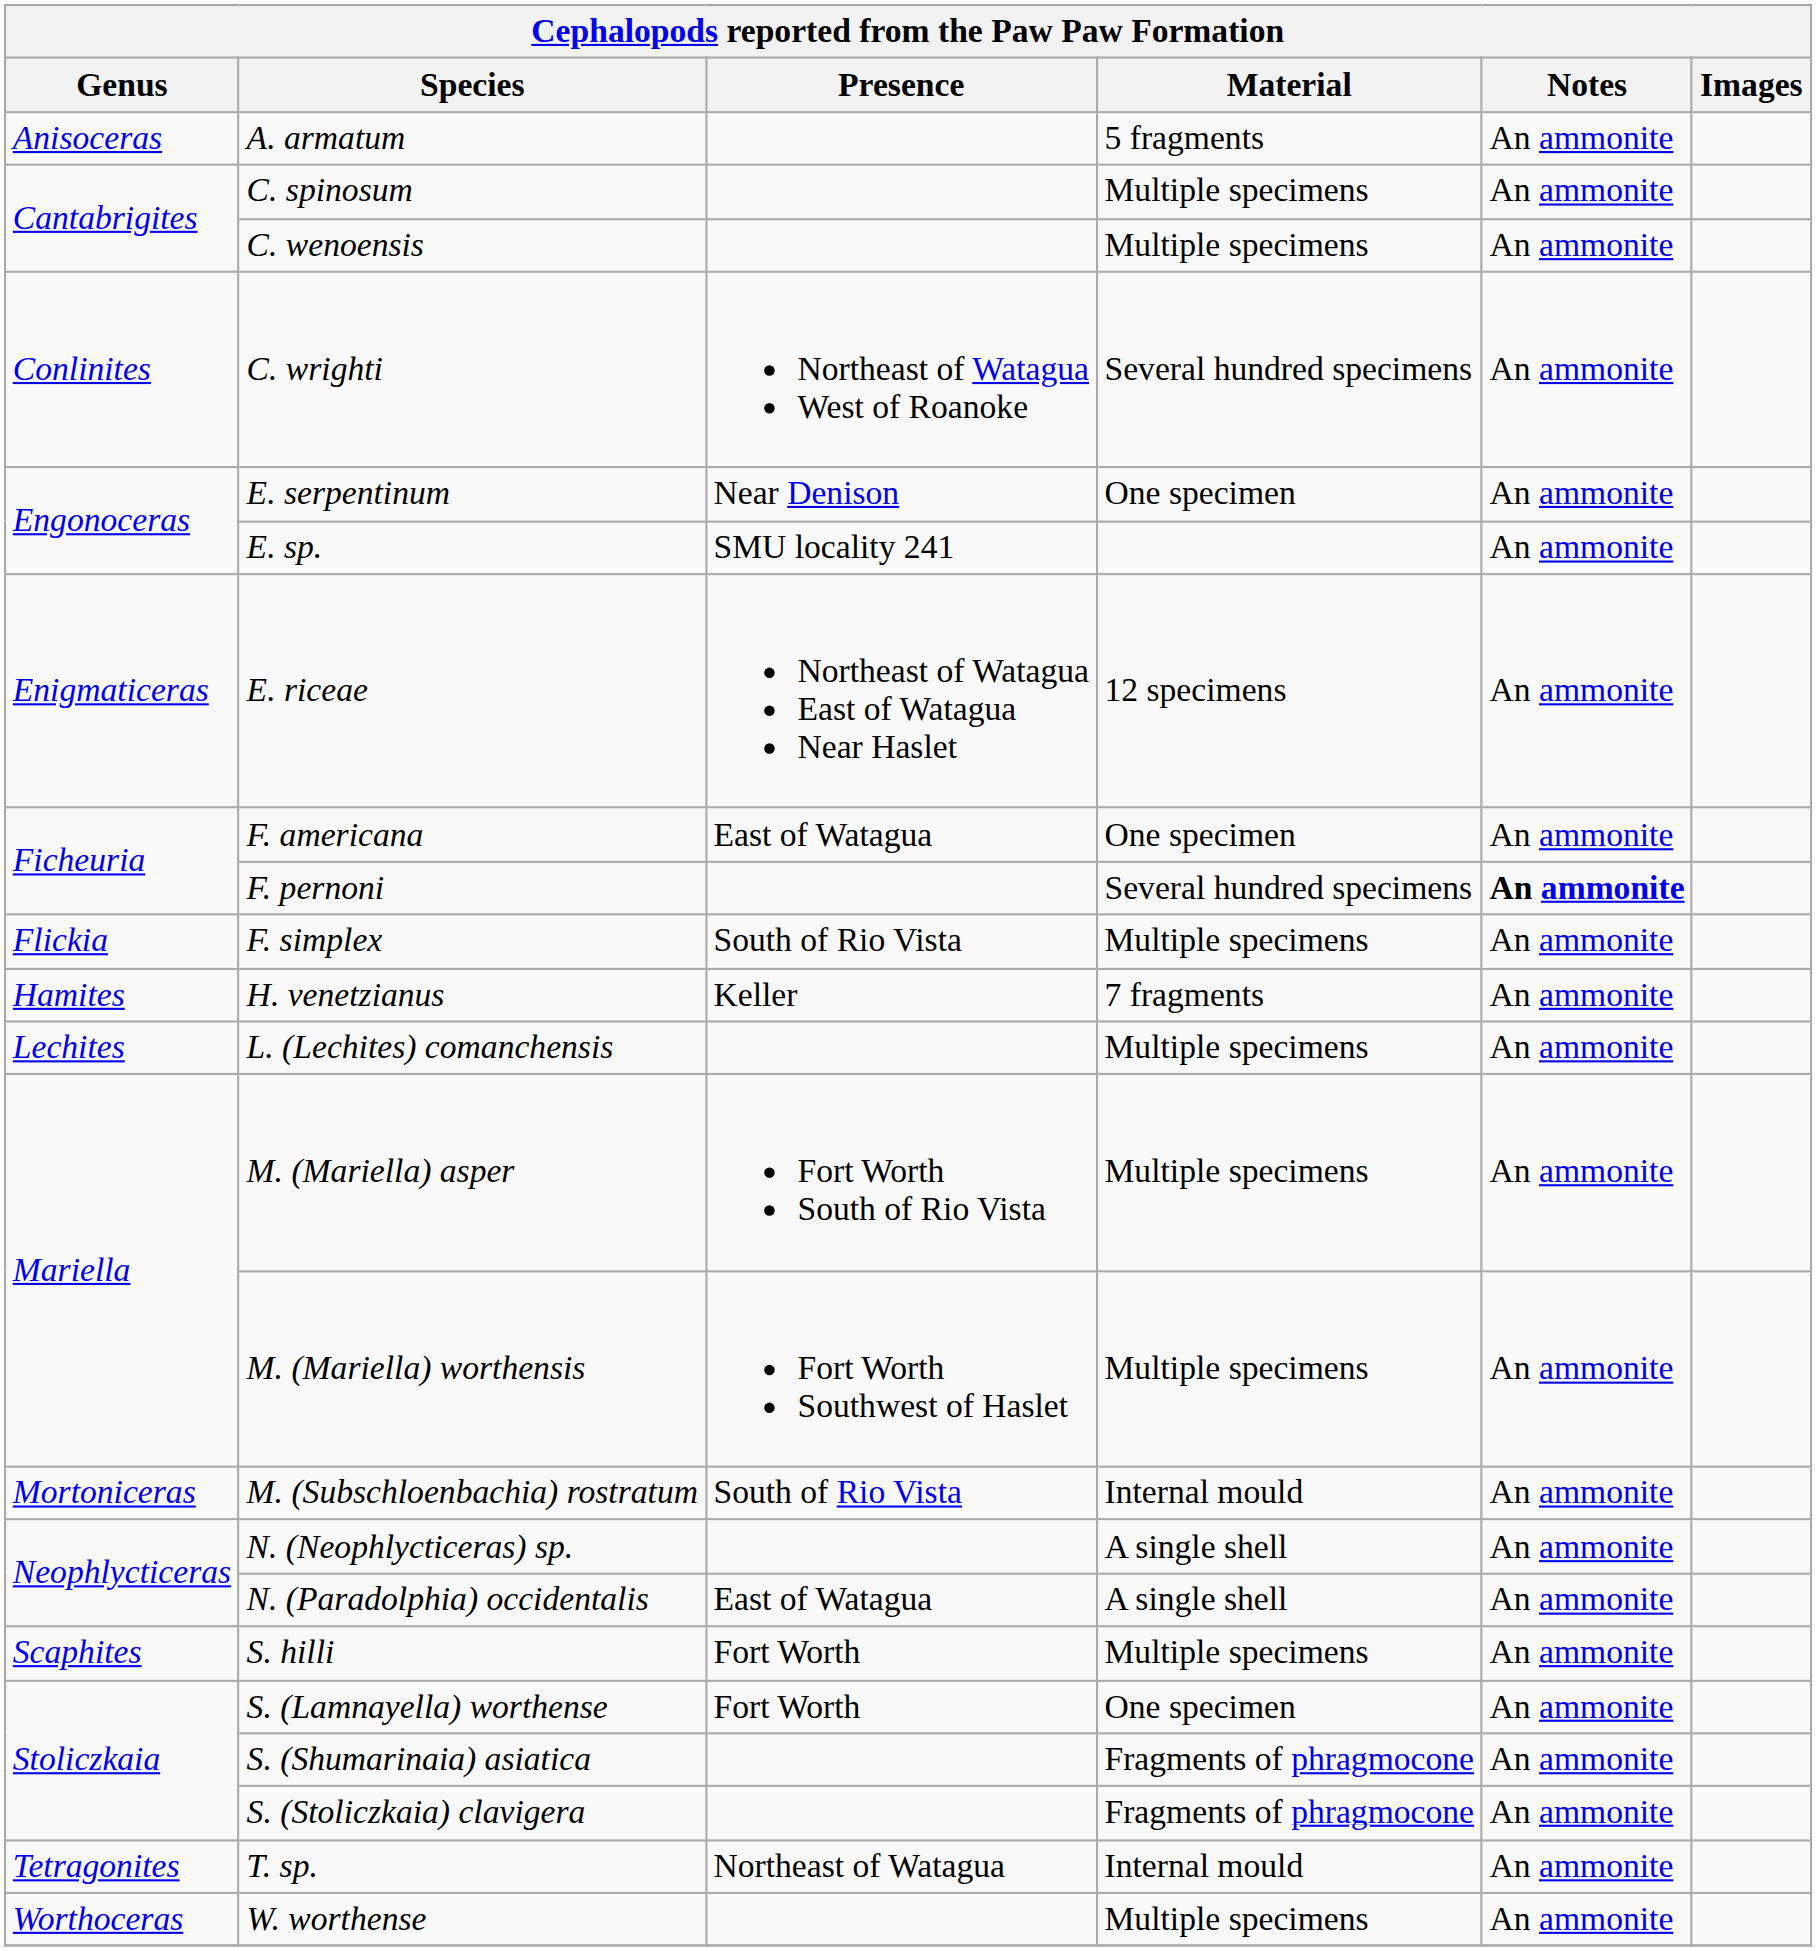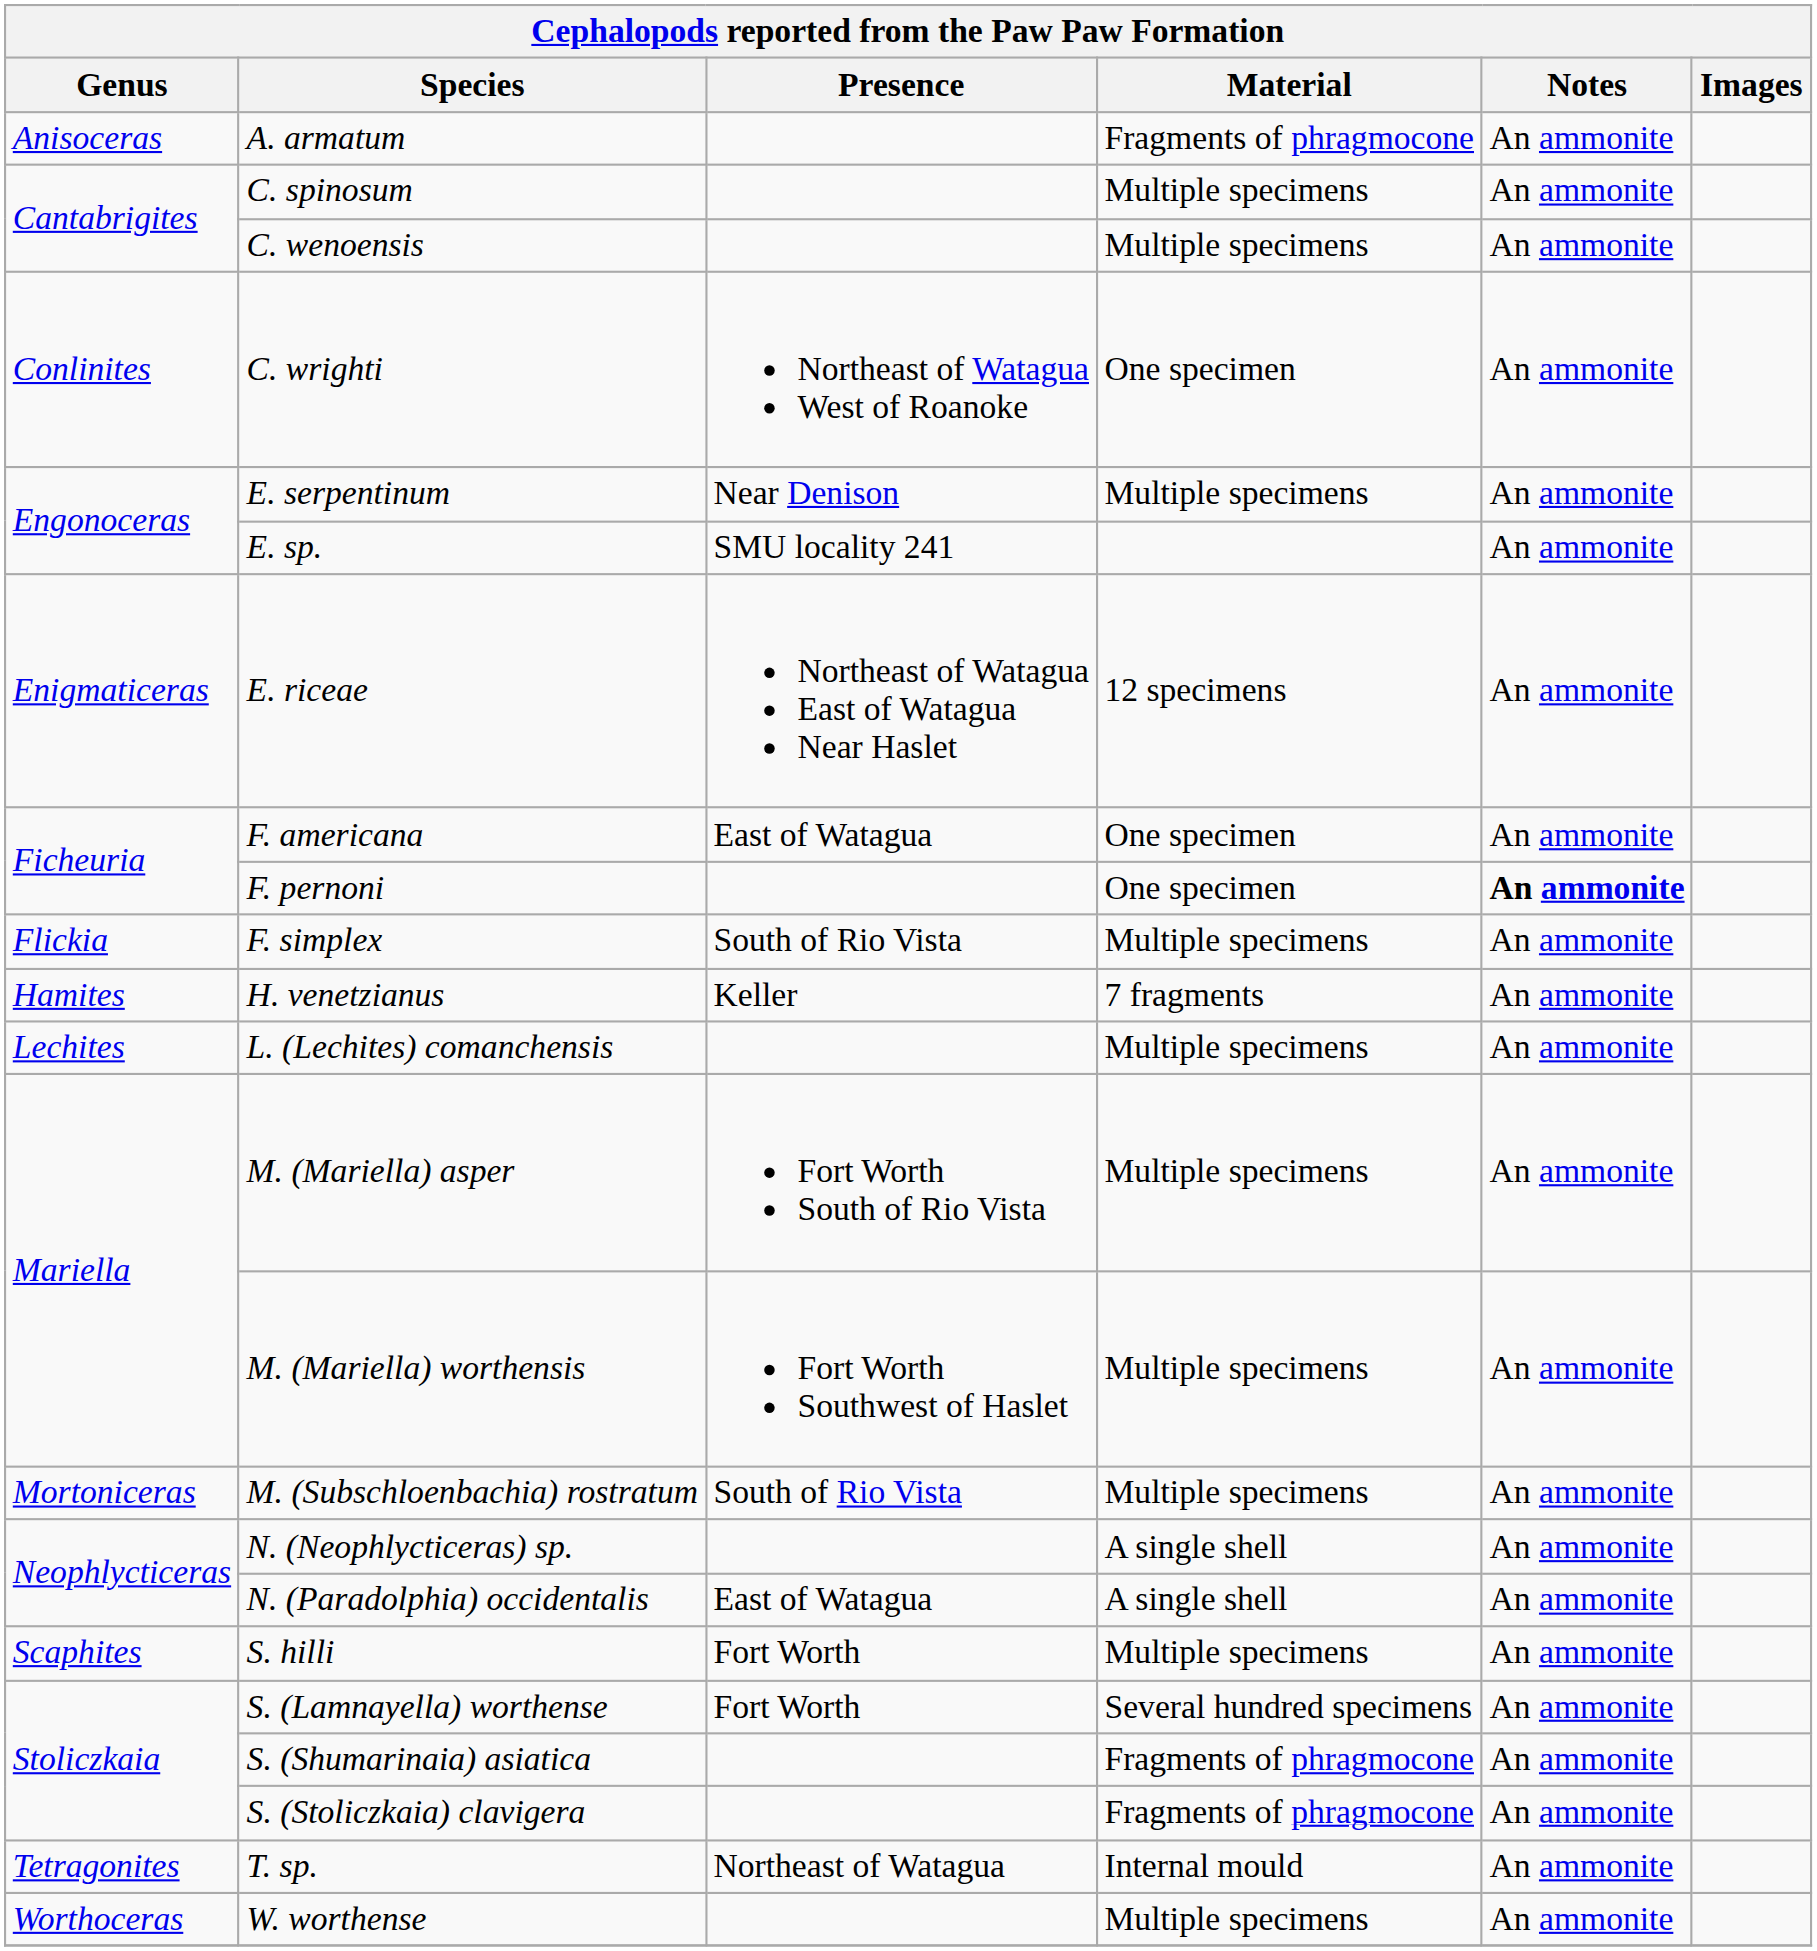(1184, 137) 5 fragments -> (1289, 137) Fragments of phragmocone
(1288, 368) Several hundred specimens -> (1200, 368) One specimen
(1200, 493) One specimen -> (1237, 493) Multiple specimens
(1288, 887) Several hundred specimens -> (1200, 887) One specimen
(1204, 1492) Internal mould -> (1237, 1492) Multiple specimens
(1200, 1705) One specimen -> (1288, 1705) Several hundred specimens
